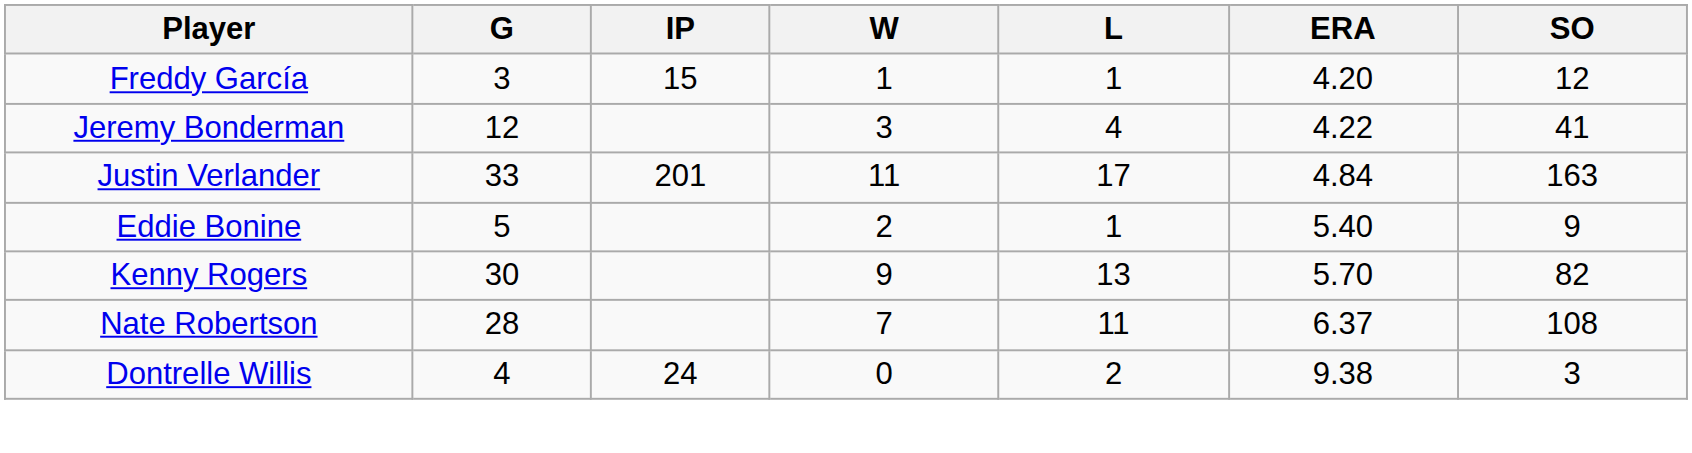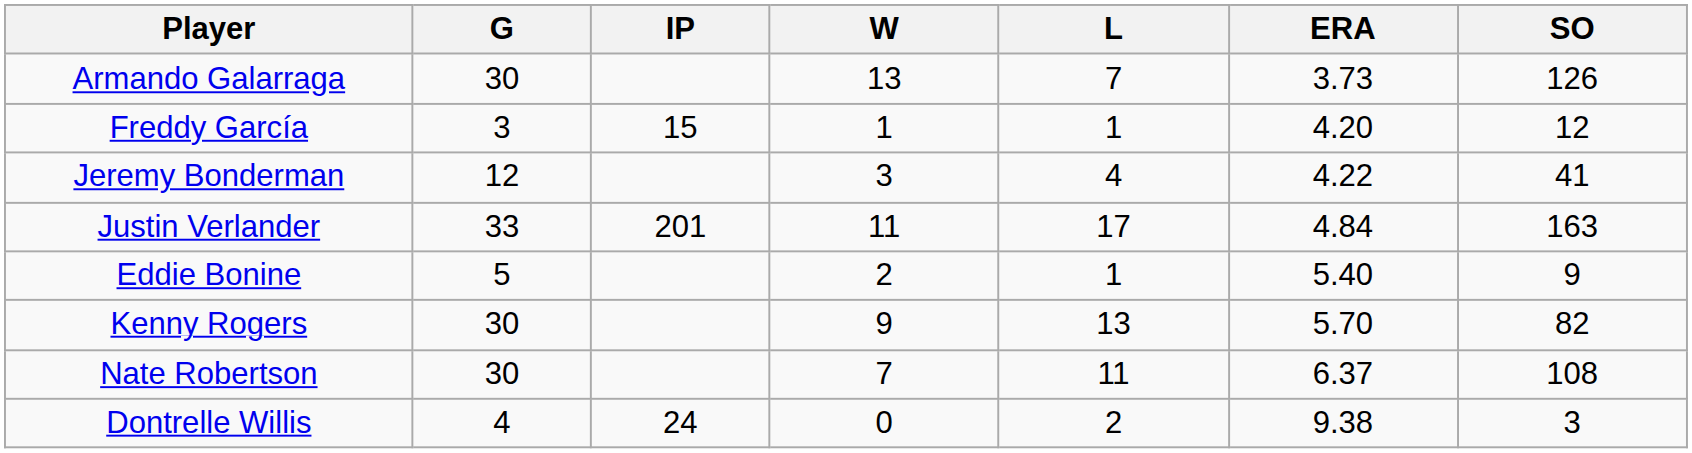+ row: (209, 78)
(502, 324) 28 -> (502, 373) 30
